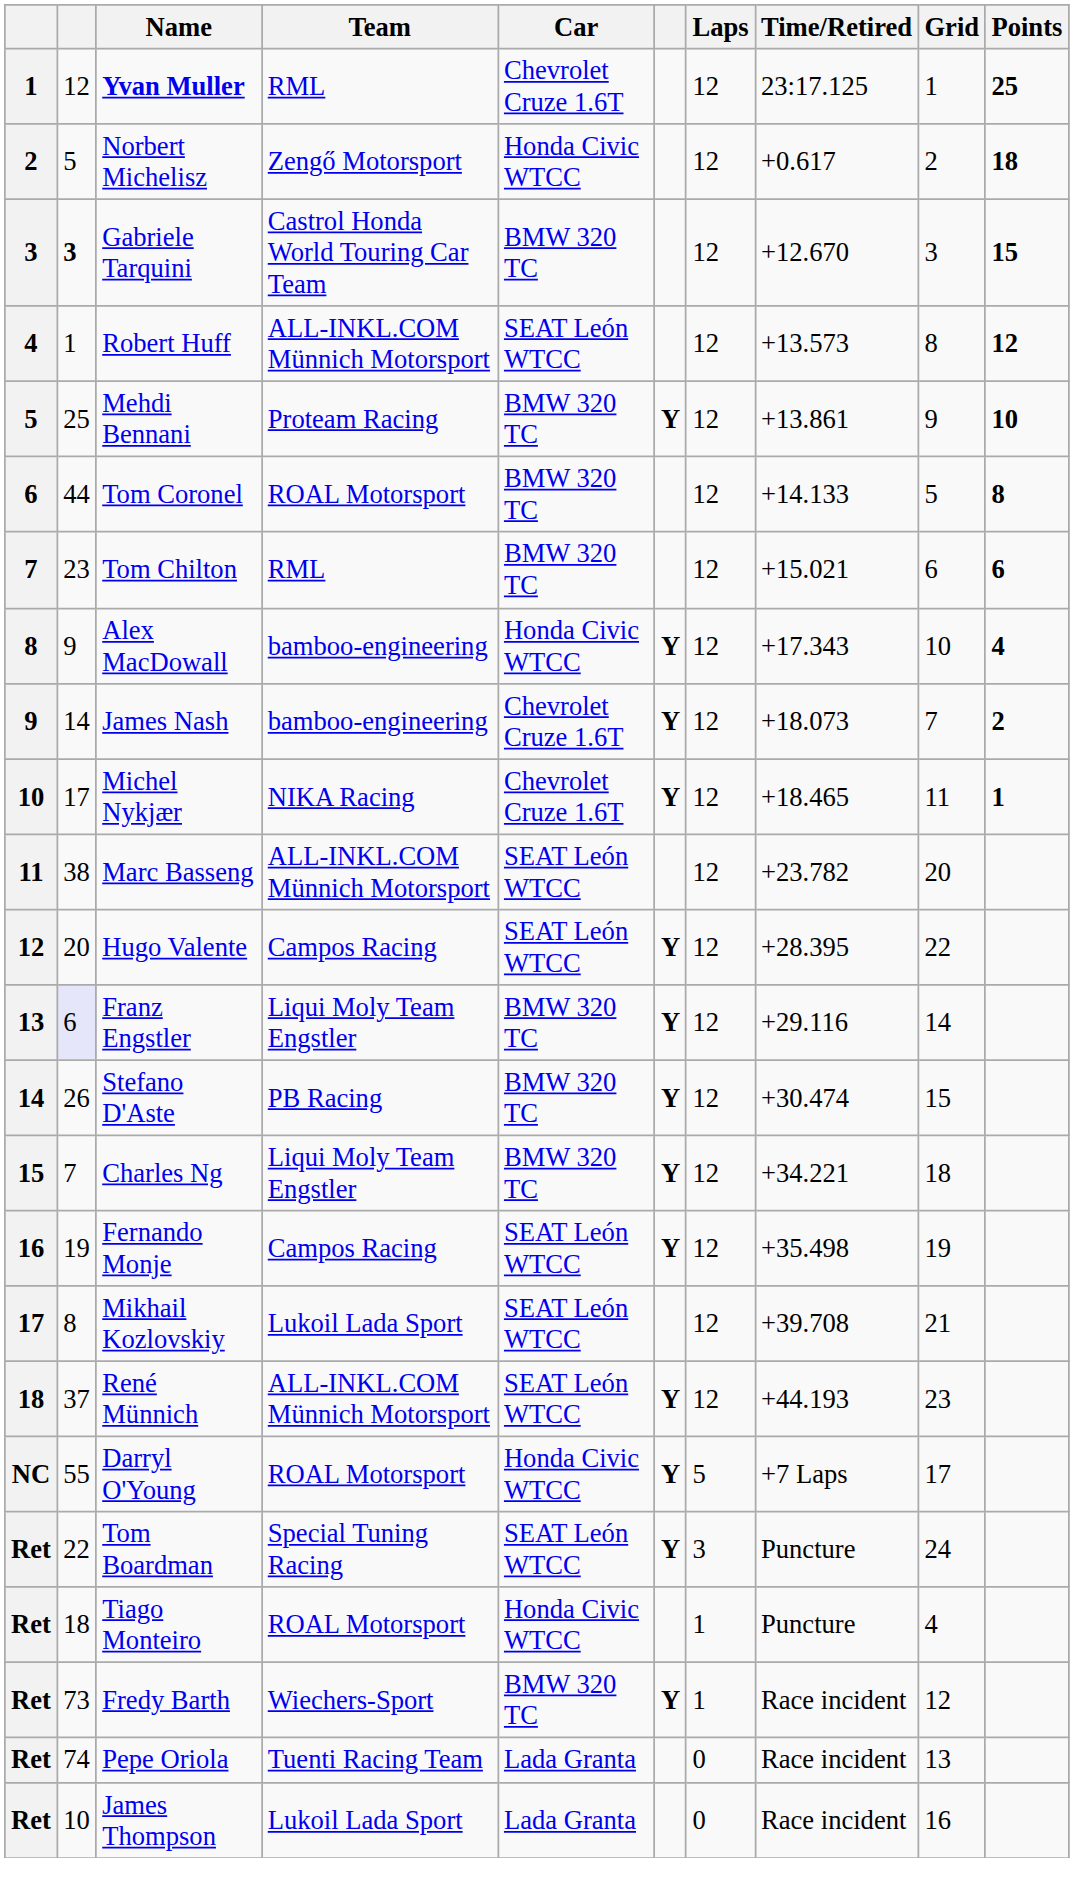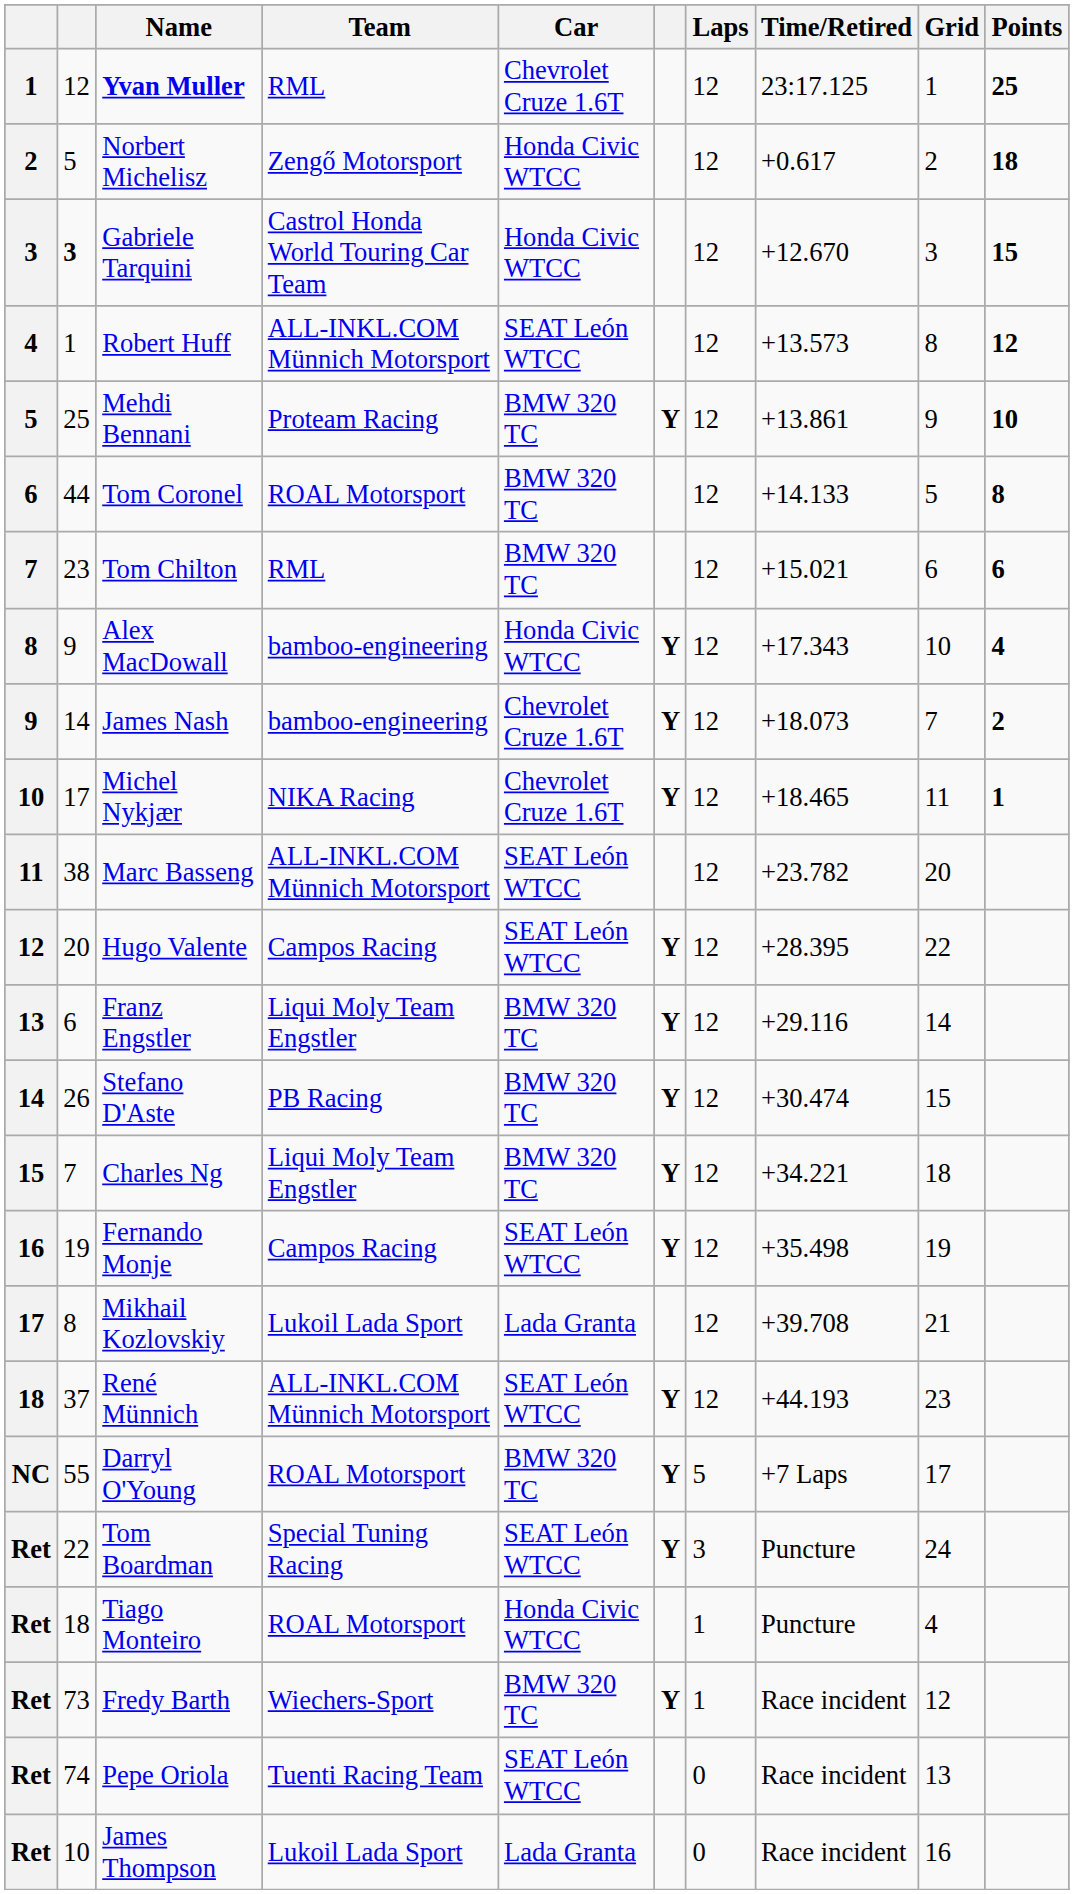(560, 252) BMW 320 TC -> (571, 252) Honda Civic WTCC
(70, 1022) lavender background -> (70, 1022) no background
(566, 1323) SEAT León WTCC -> (570, 1323) Lada Granta
(571, 1474) Honda Civic WTCC -> (560, 1474) BMW 320 TC
(570, 1759) Lada Granta -> (566, 1775) SEAT León WTCC
